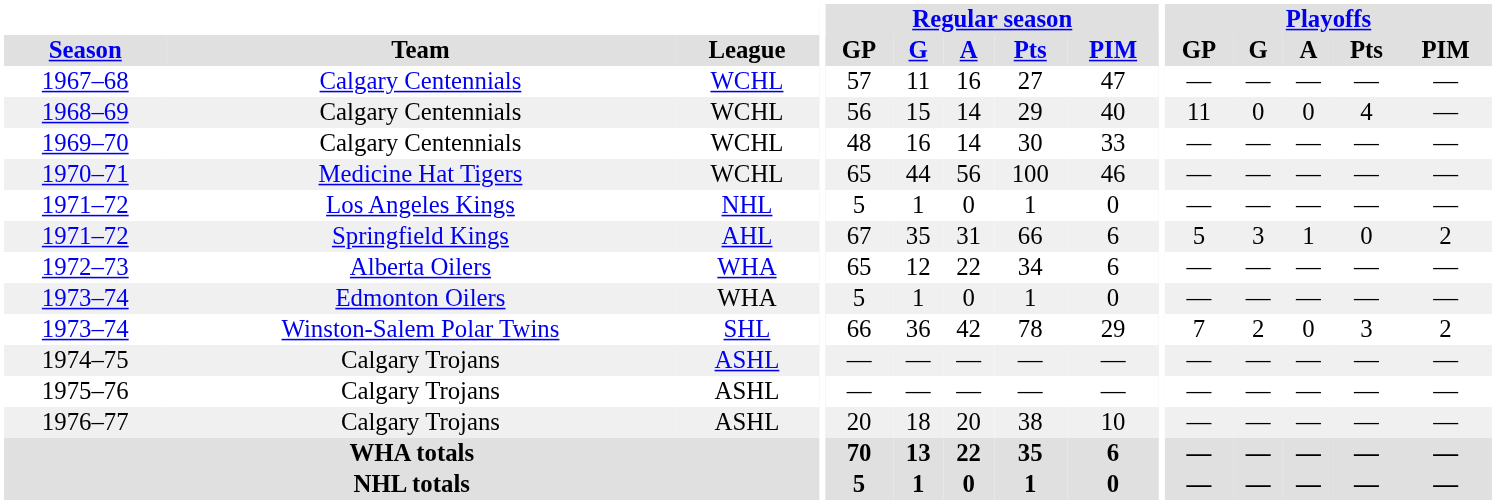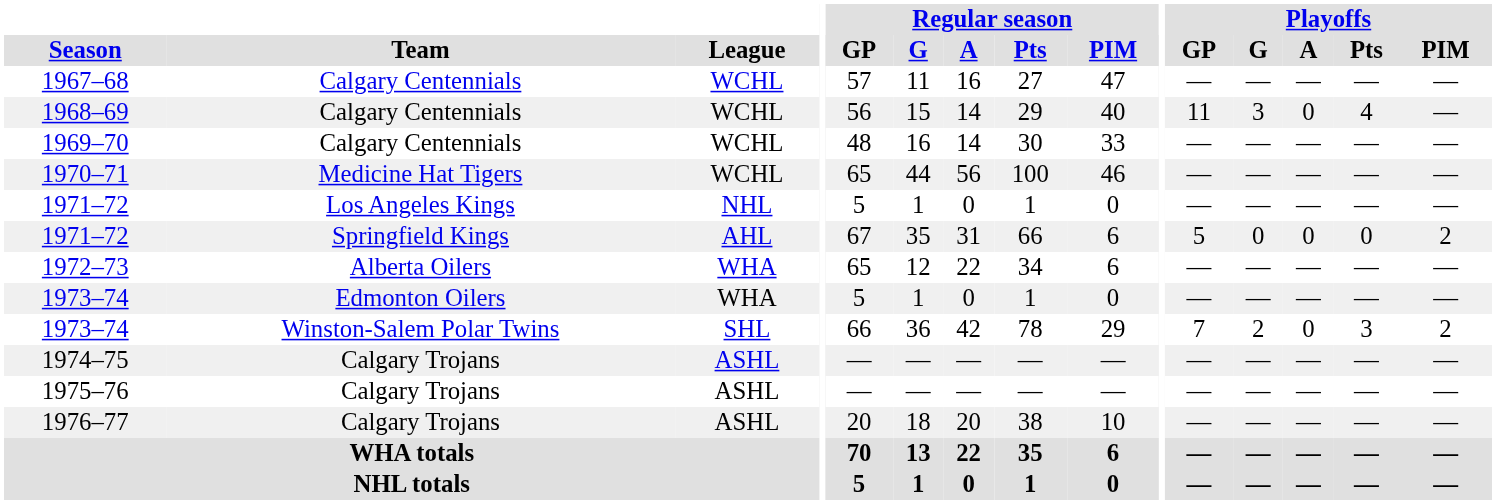(1258, 112) 0 -> (1258, 112) 3
(1258, 236) 3 -> (1258, 236) 0
(1309, 236) 1 -> (1309, 236) 0
